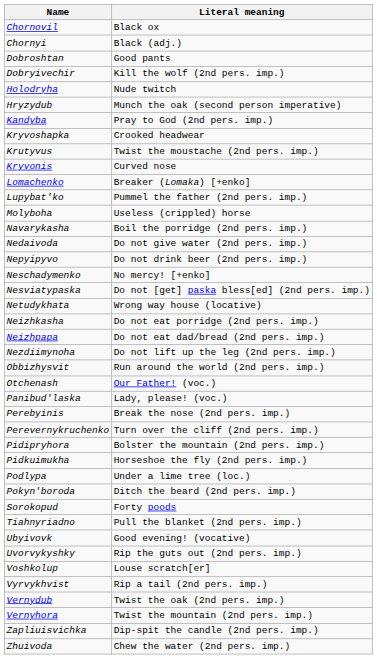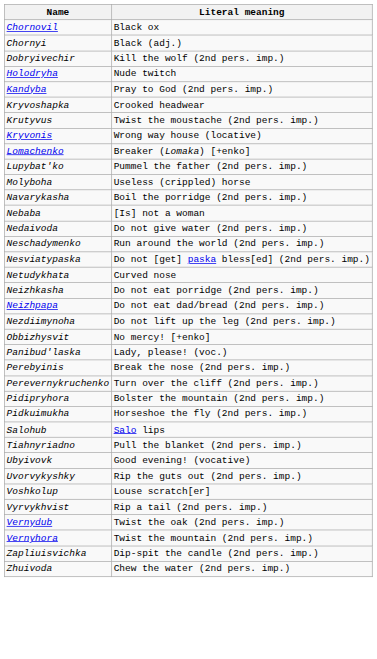- row: (35, 58)
- row: (29, 105)
(145, 167) Curved nose -> (188, 136) Wrong way house (locative)
+ row: (24, 213)
- row: (32, 260)
(162, 275) No mercy! [+enko] -> (219, 244) Run around the world (2nd pers. imp.)
(188, 306) Wrong way house (locative) -> (145, 275) Curved nose
(219, 368) Run around the world (2nd pers. imp.) -> (162, 337) No mercy! [+enko]
- row: (32, 383)
- row: (27, 476)
- row: (41, 492)
+ row: (27, 430)
- row: (32, 507)
